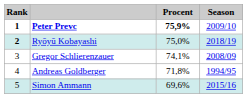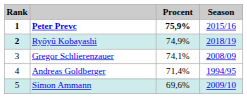(221, 26) 2009/10 -> (221, 26) 2015/16
(178, 41) 75,0% -> (178, 41) 74,9%
(178, 71) 71,8% -> (178, 71) 71,4%
(221, 85) 2015/16 -> (221, 85) 2009/10
